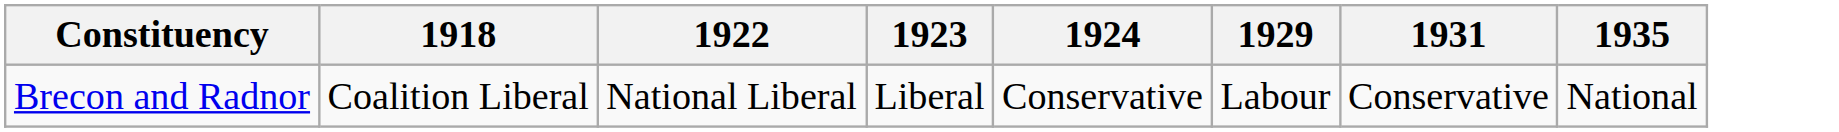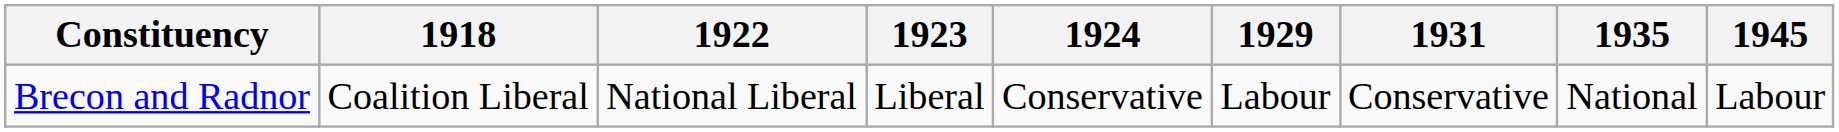+ column: (1770, 34)
